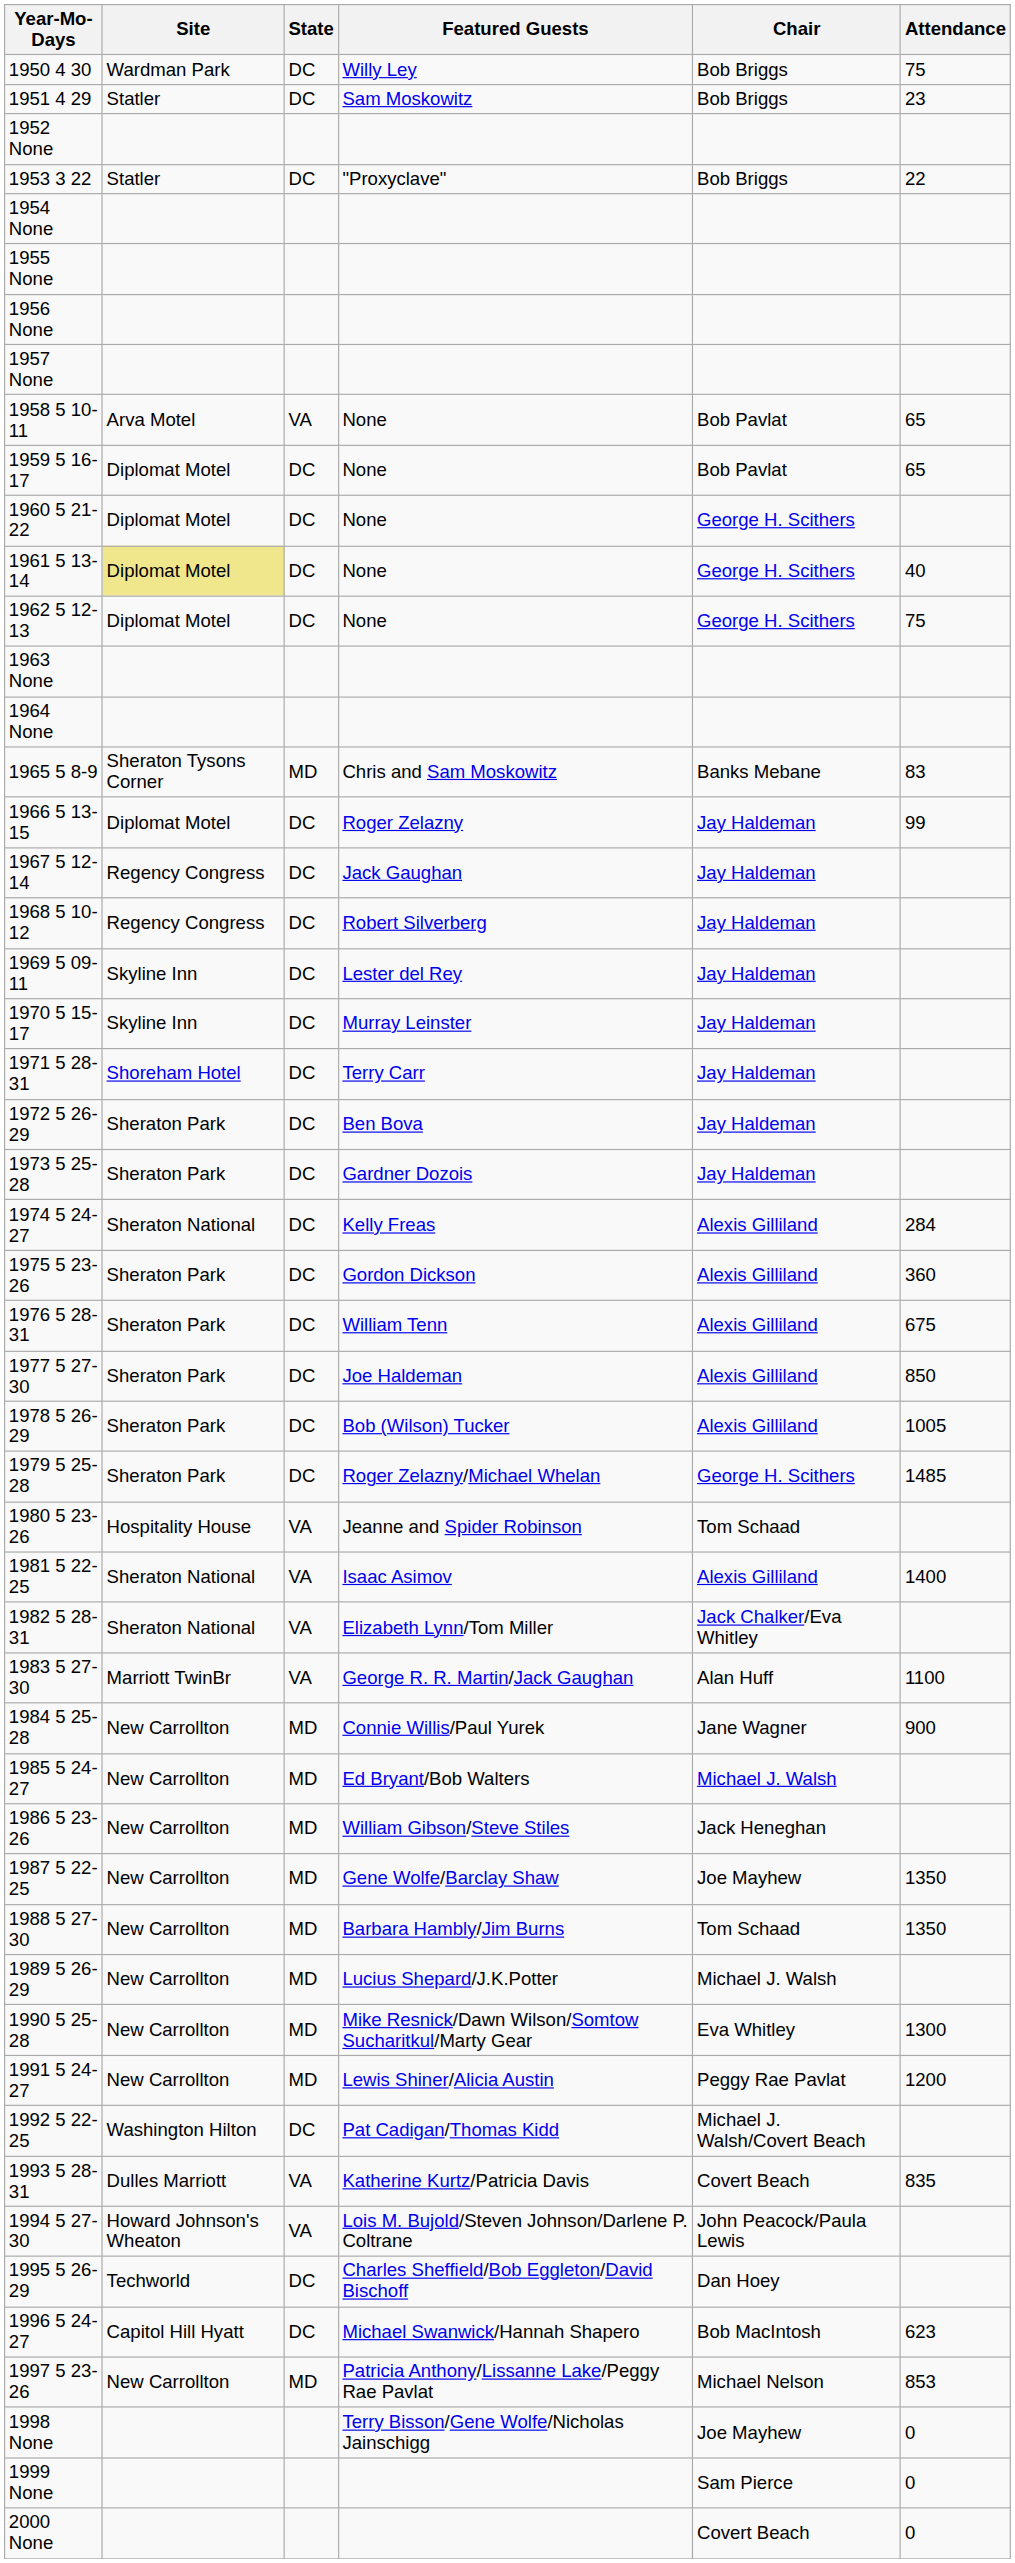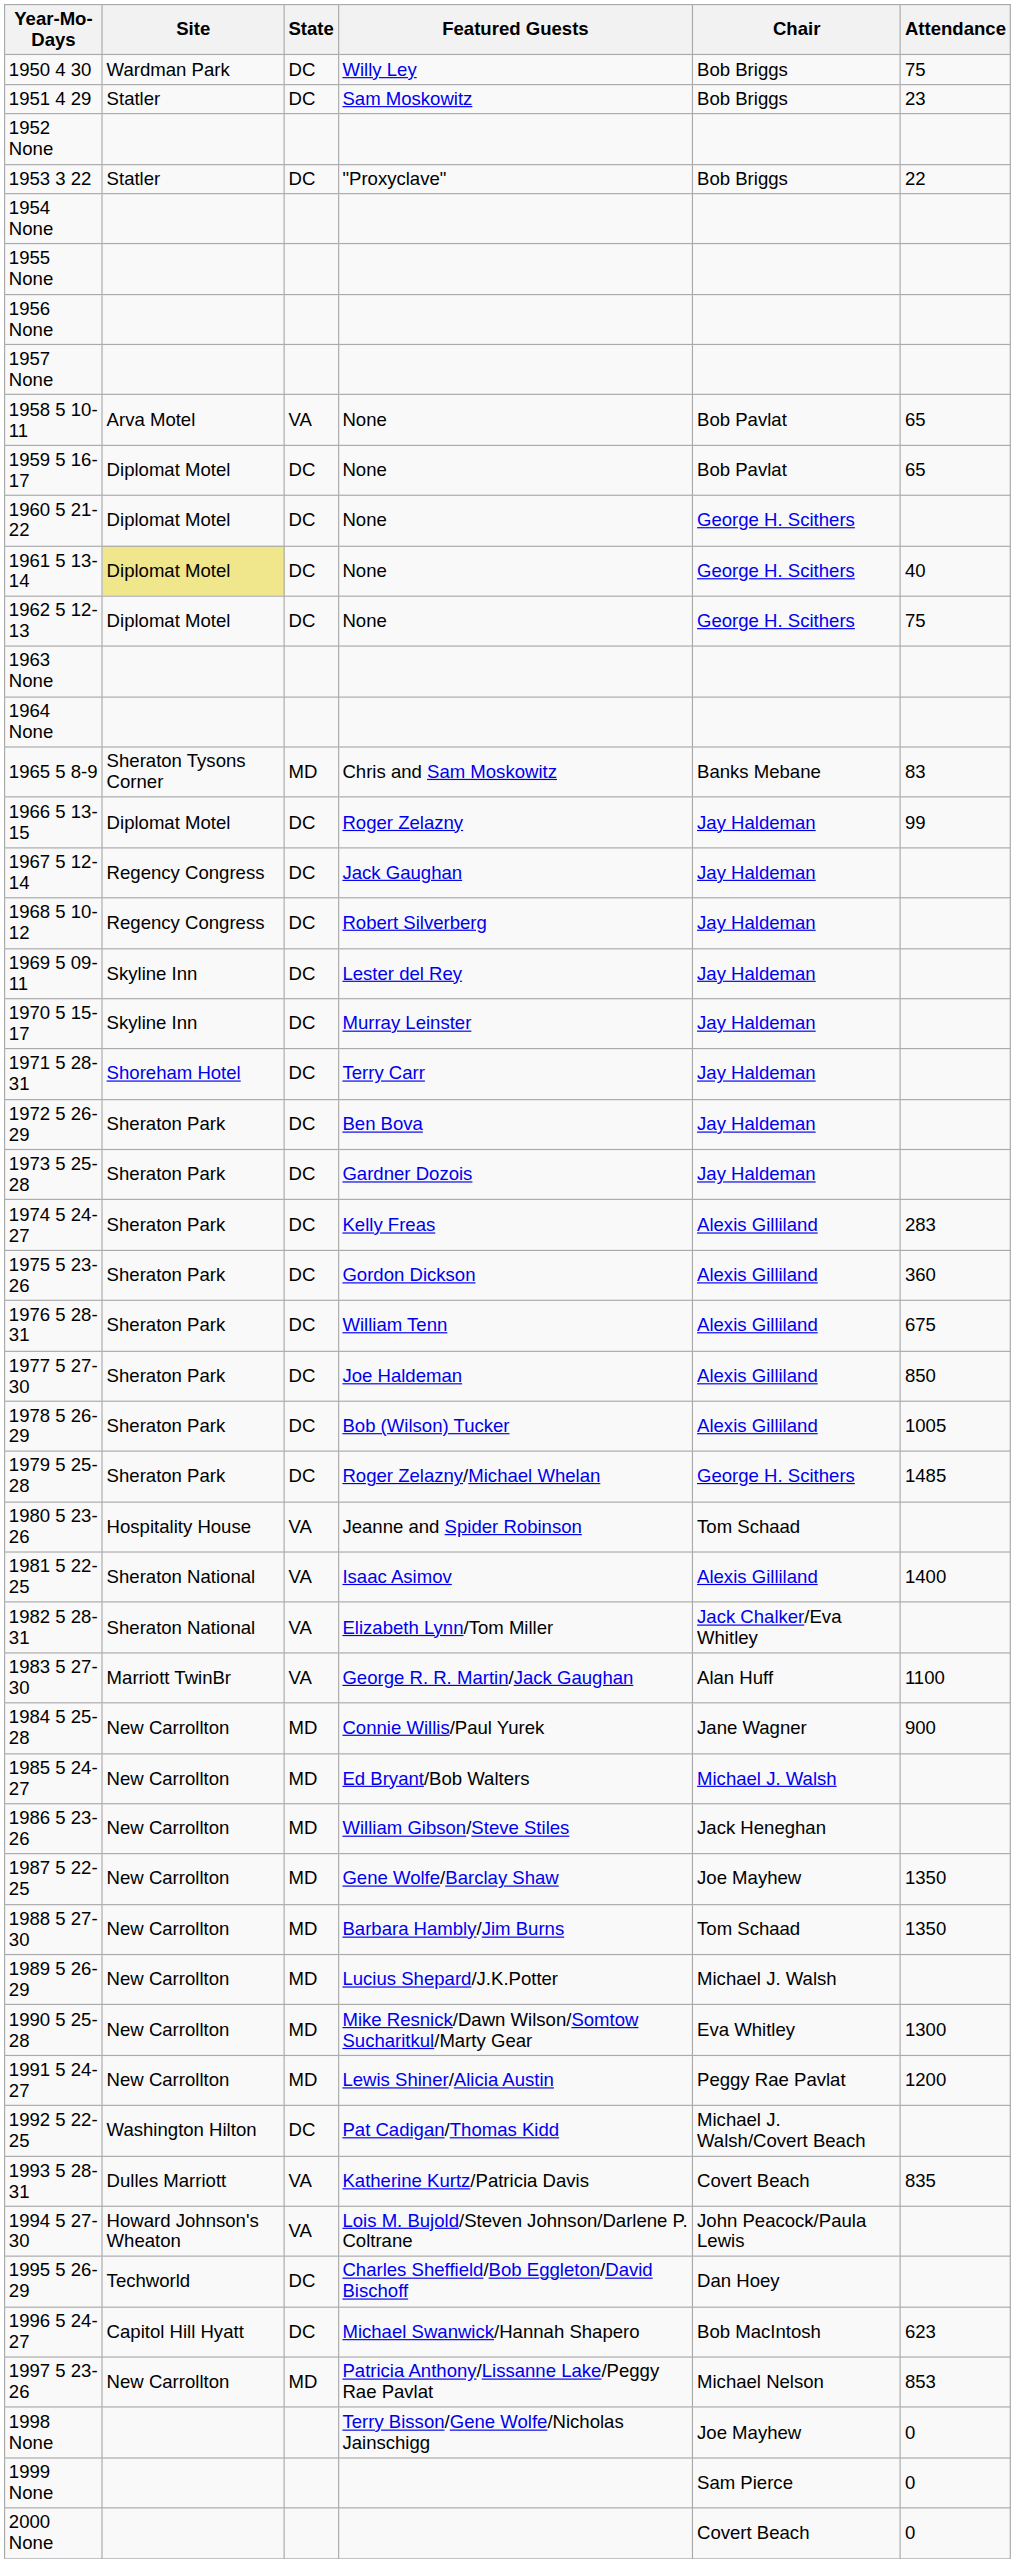(181, 1224) Sheraton National -> (166, 1224) Sheraton Park
(920, 1224) 284 -> (920, 1224) 283
